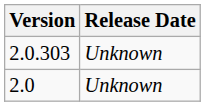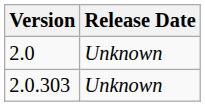rows swapped: (40, 52) <-> (22, 85)
